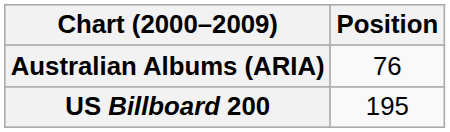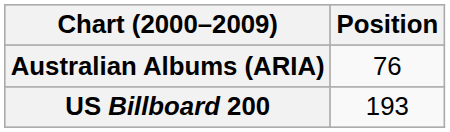(387, 106) 195 -> (387, 106) 193
